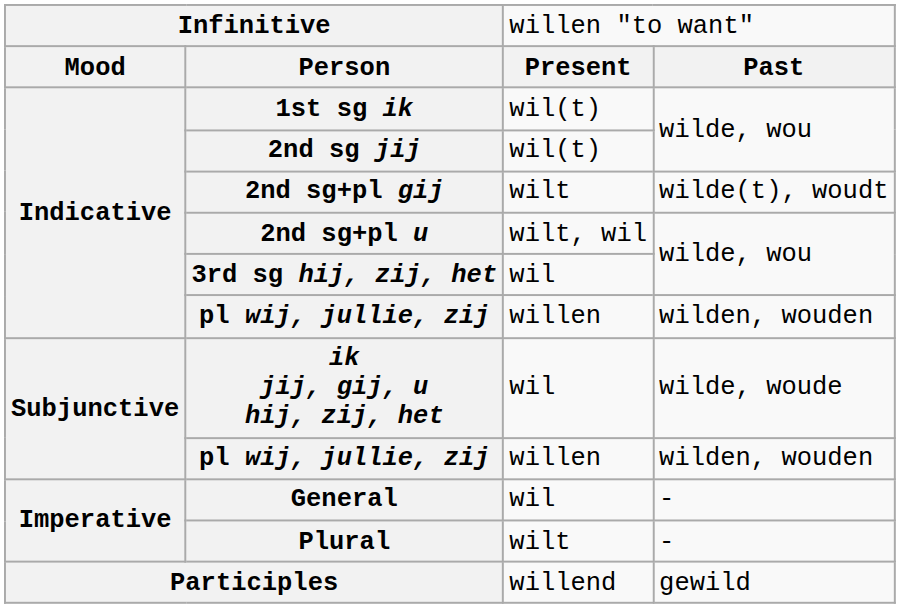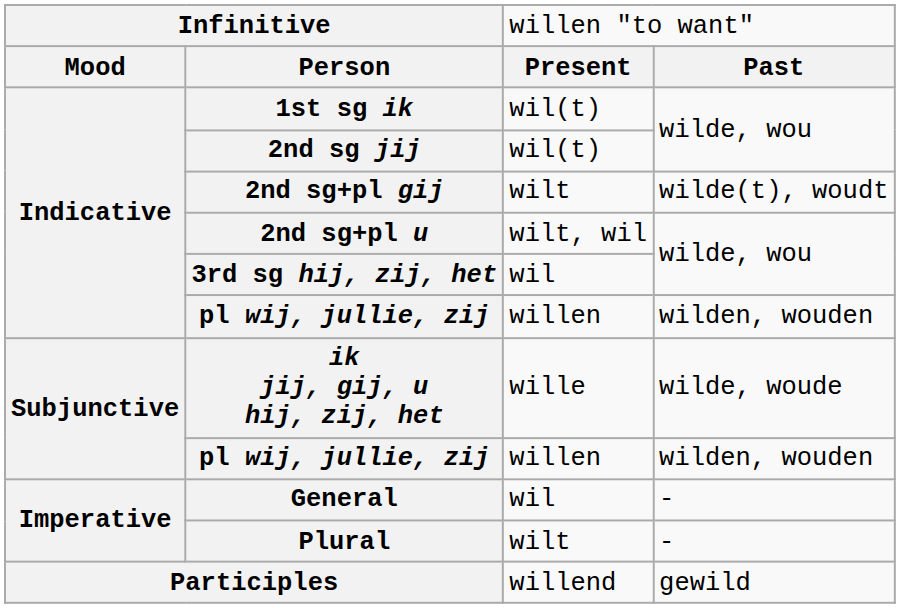(532, 387) wil -> (548, 387) wille
